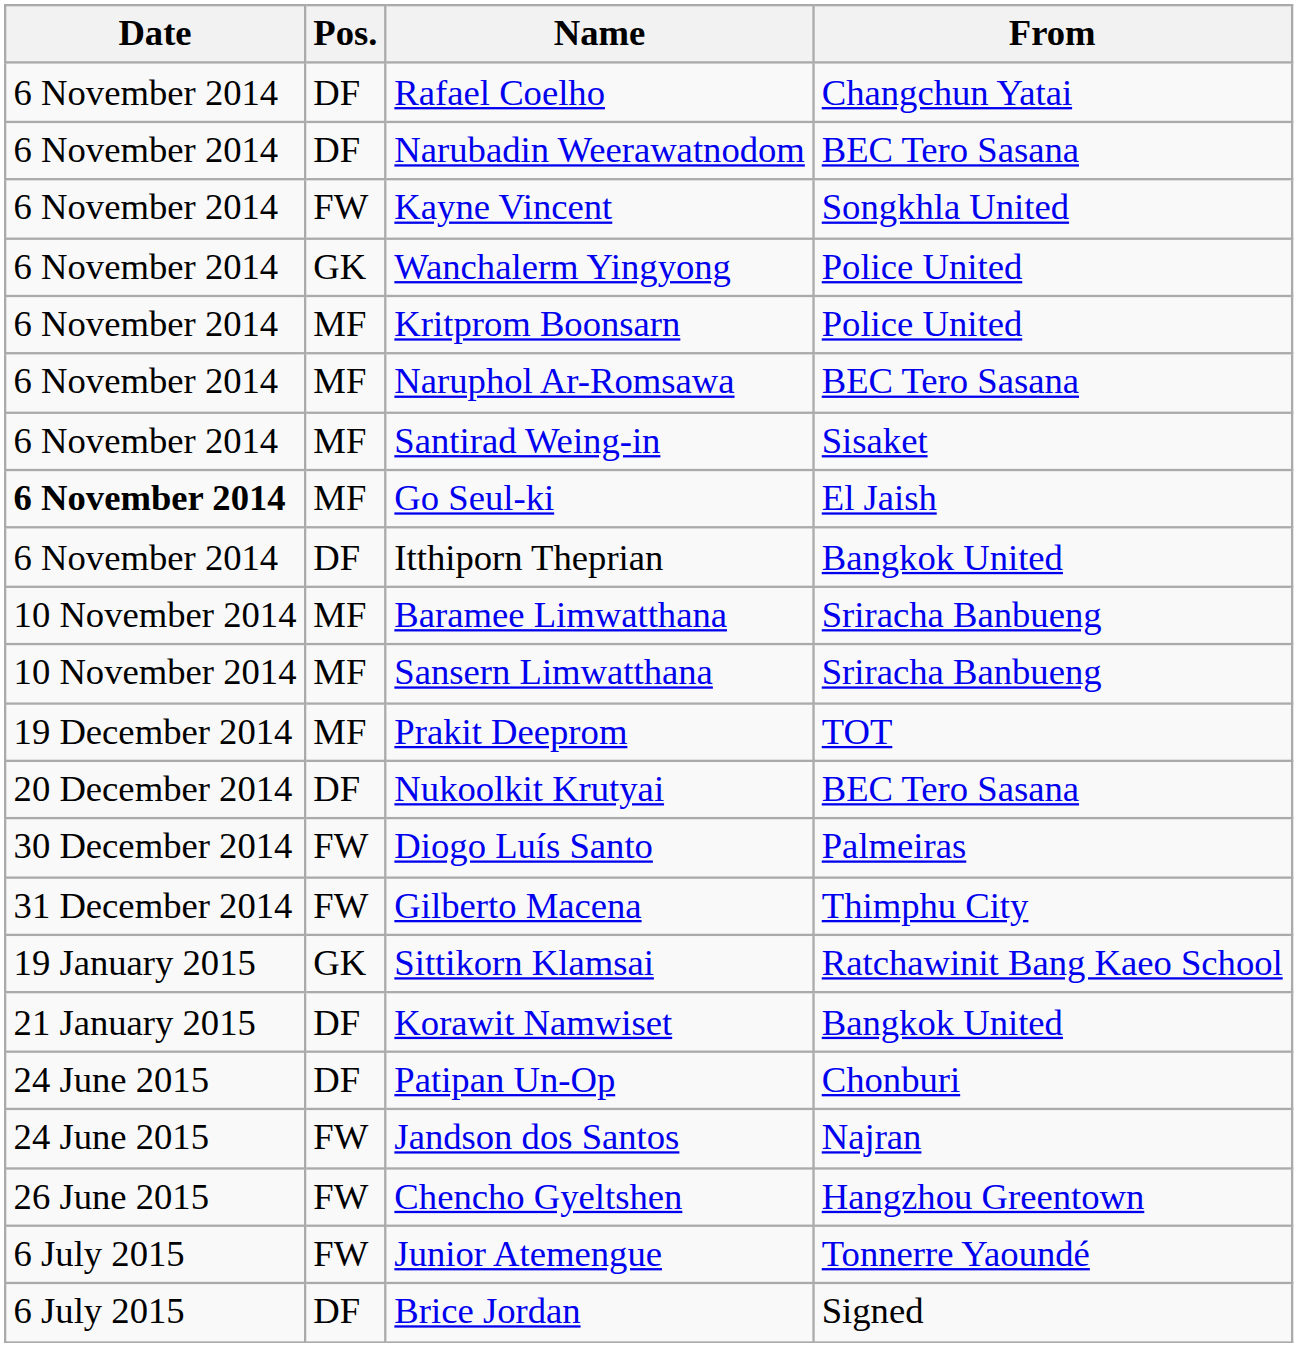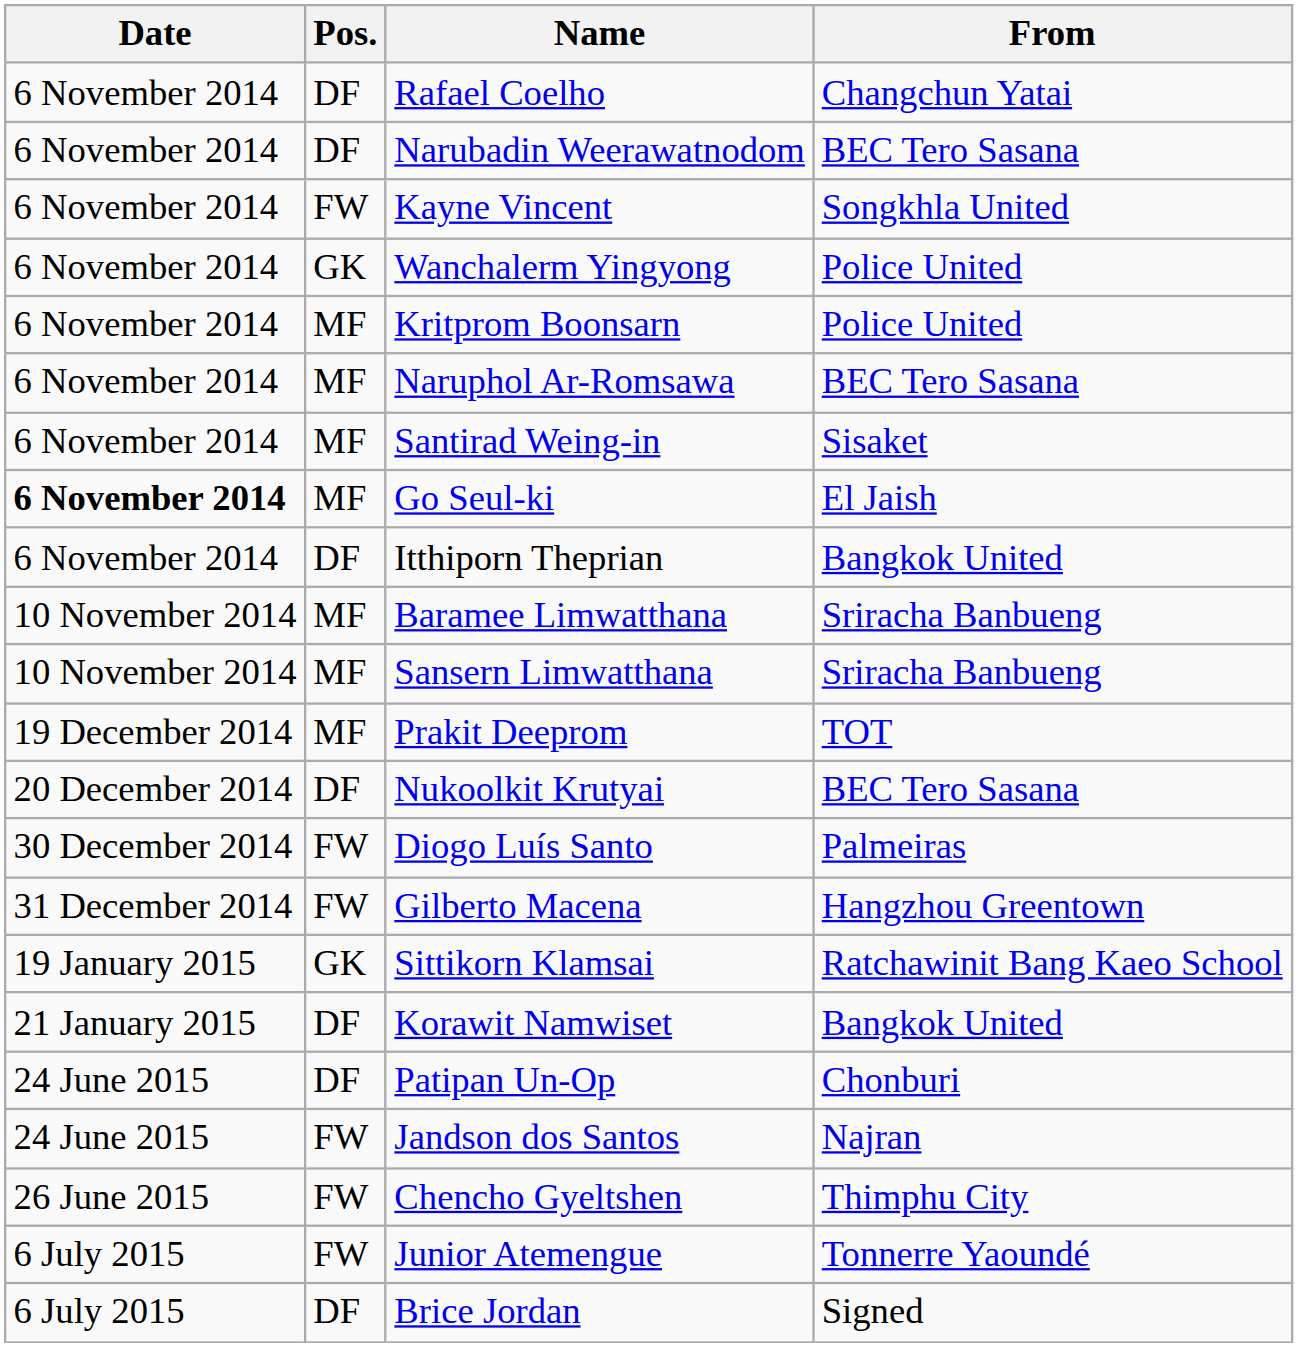(925, 905) Thimphu City -> (983, 905) Hangzhou Greentown
(983, 1195) Hangzhou Greentown -> (925, 1195) Thimphu City
